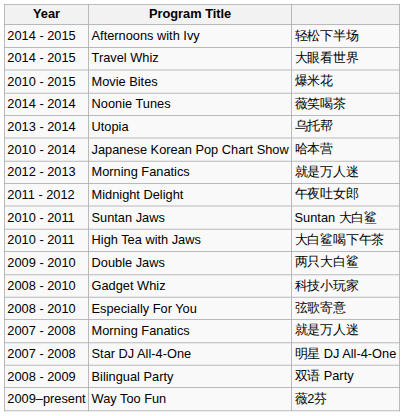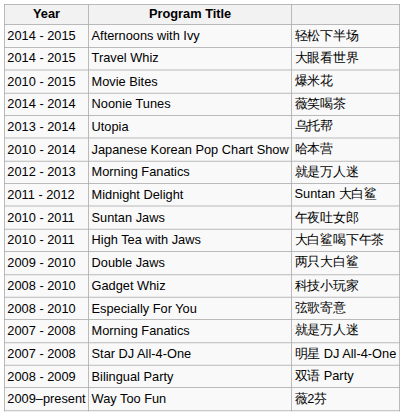(327, 194) 午夜吐女郎 -> (336, 194) Suntan 大白鲨
(336, 217) Suntan 大白鲨 -> (327, 217) 午夜吐女郎
